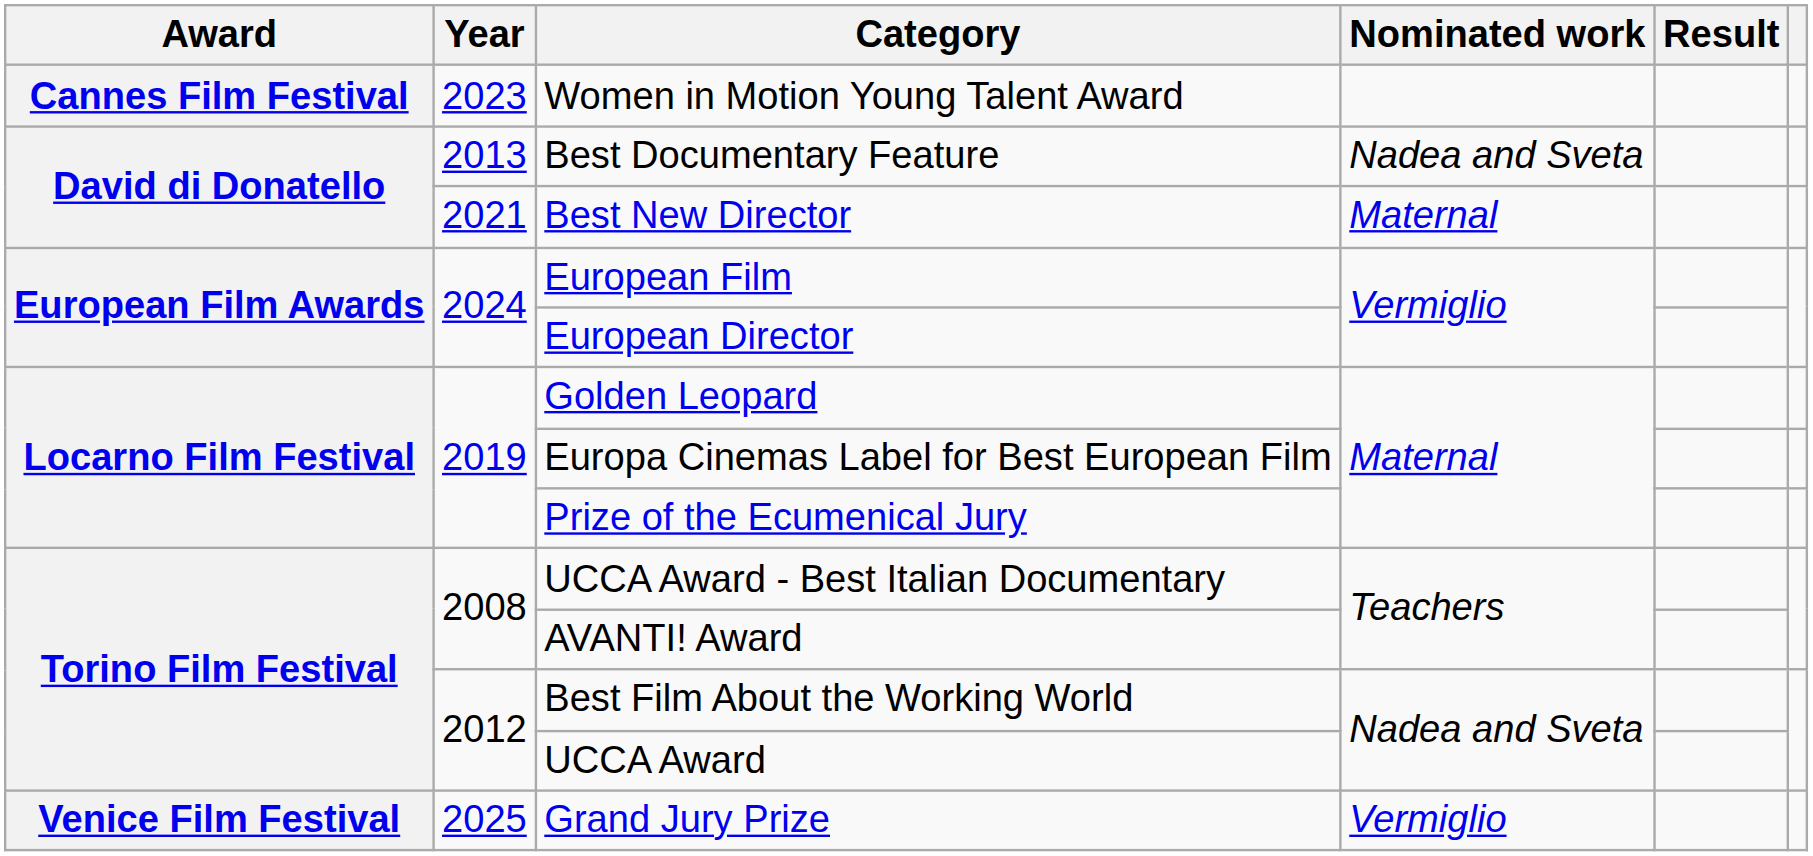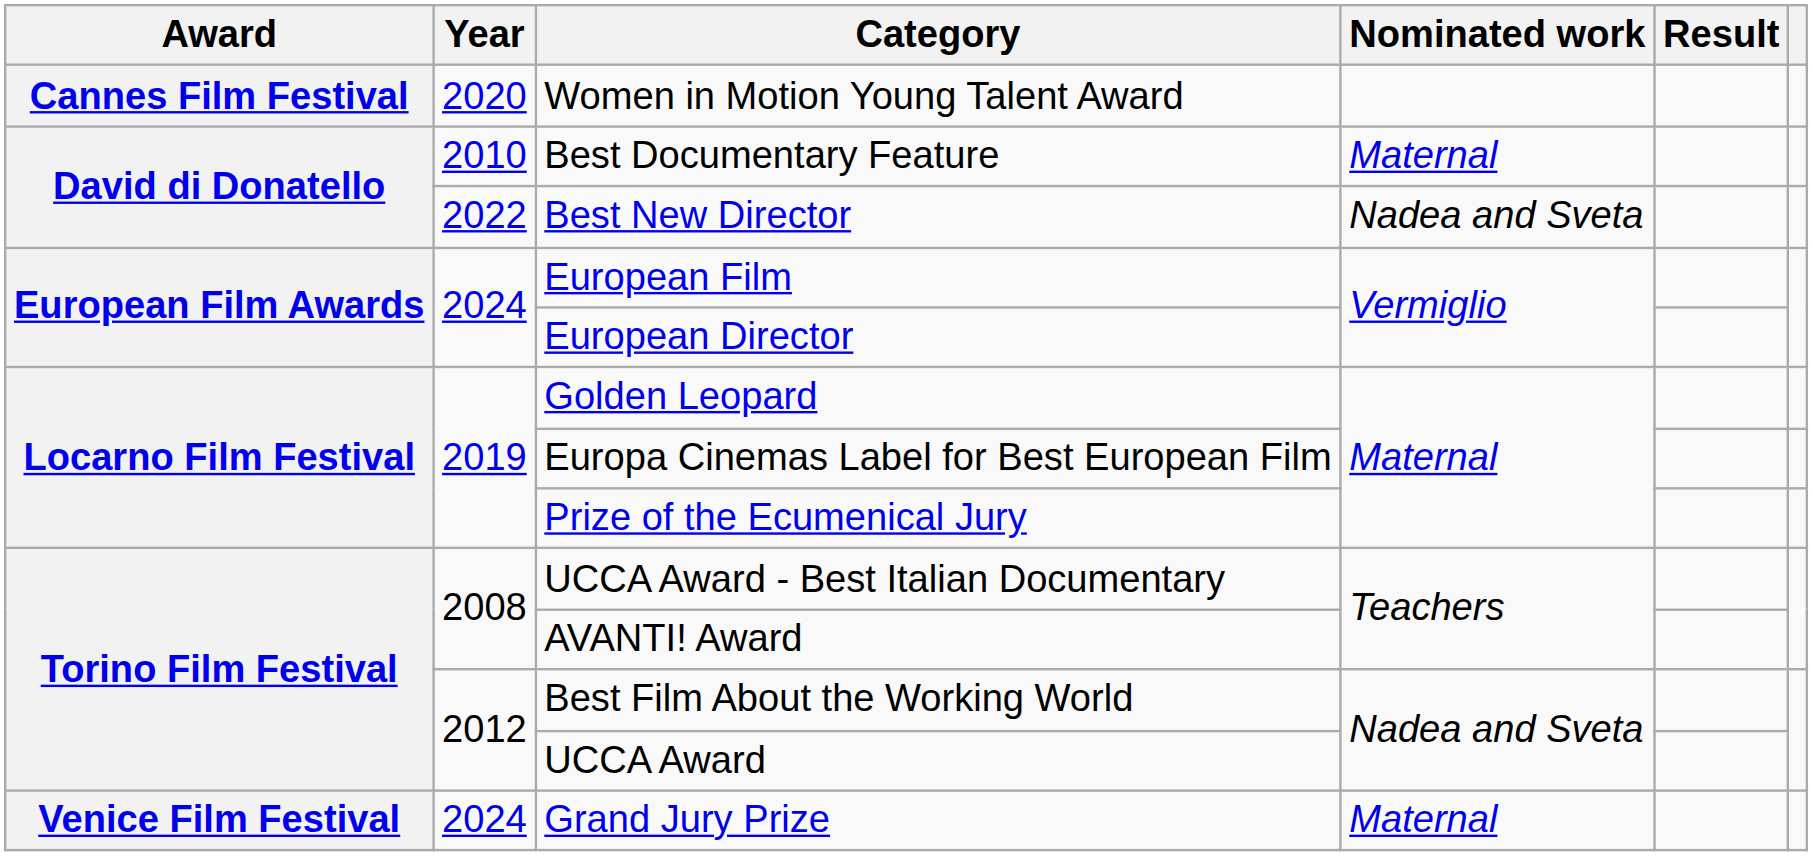(484, 95) 2023 -> (484, 95) 2020
(484, 155) 2013 -> (484, 155) 2010
(1496, 155) Nadea and Sveta -> (1423, 155) Maternal
(484, 215) 2021 -> (484, 215) 2022
(1423, 215) Maternal -> (1496, 215) Nadea and Sveta
(484, 819) 2025 -> (484, 819) 2024
(1428, 819) Vermiglio -> (1423, 819) Maternal
